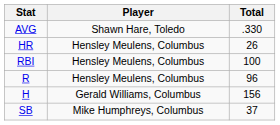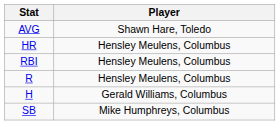- column: (252, 12)
